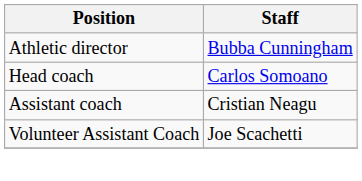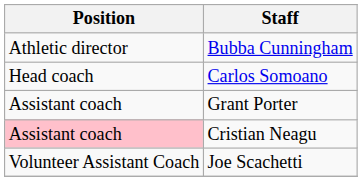+ row: (252, 104)
(65, 104) no background -> (65, 133) pink background
